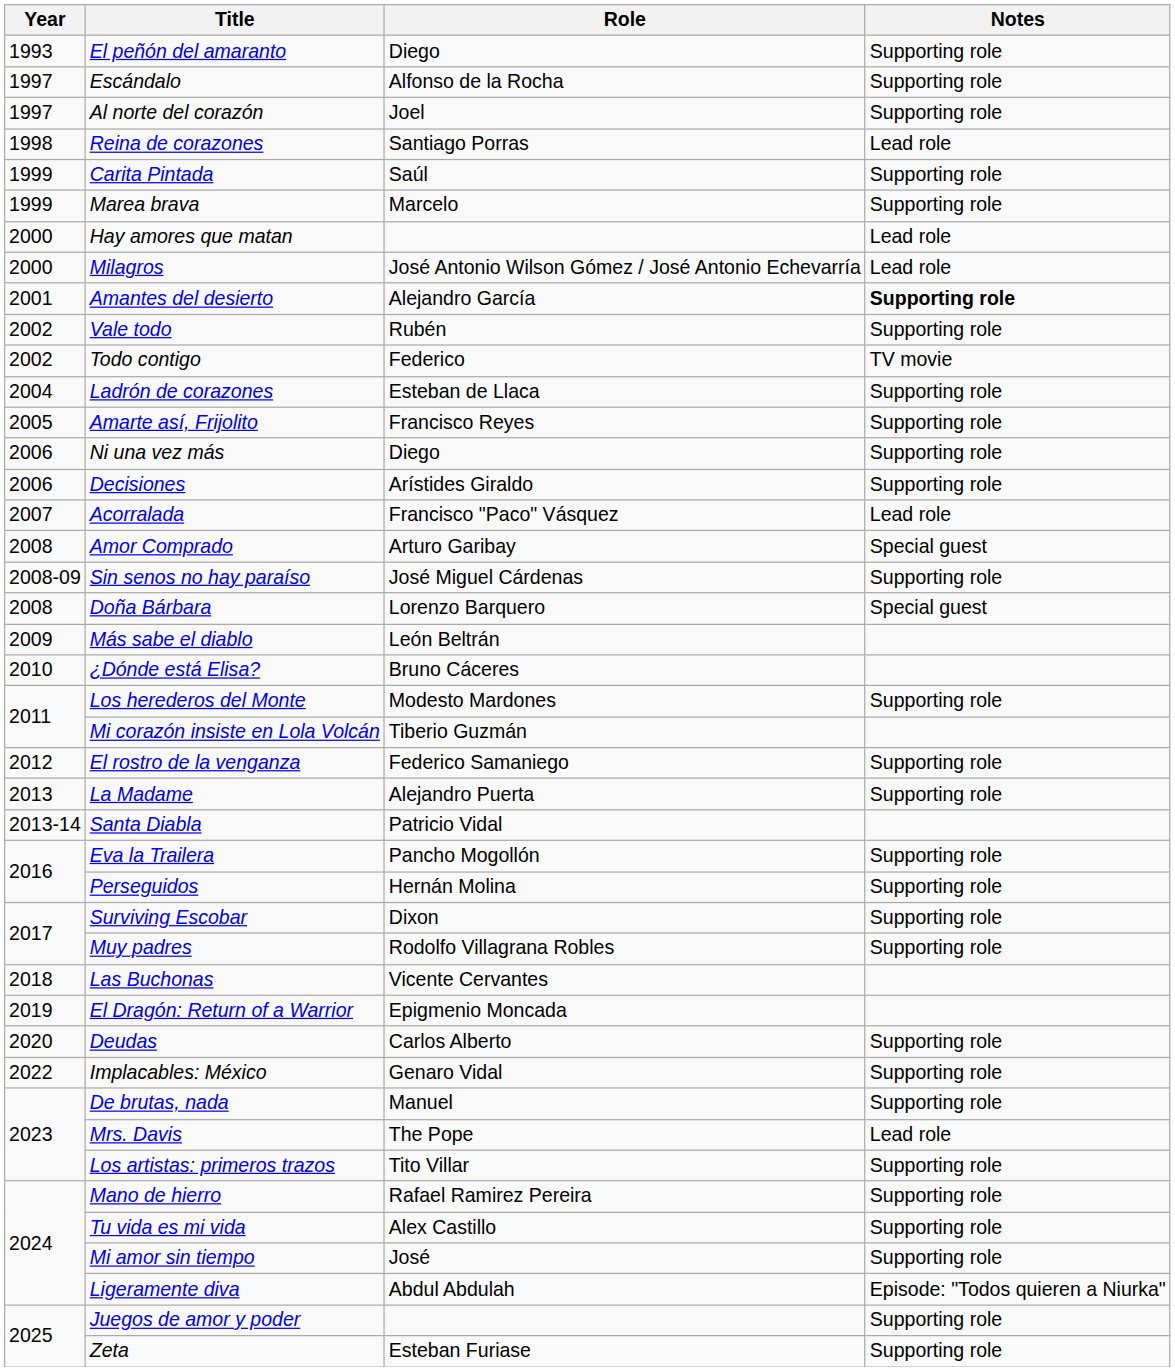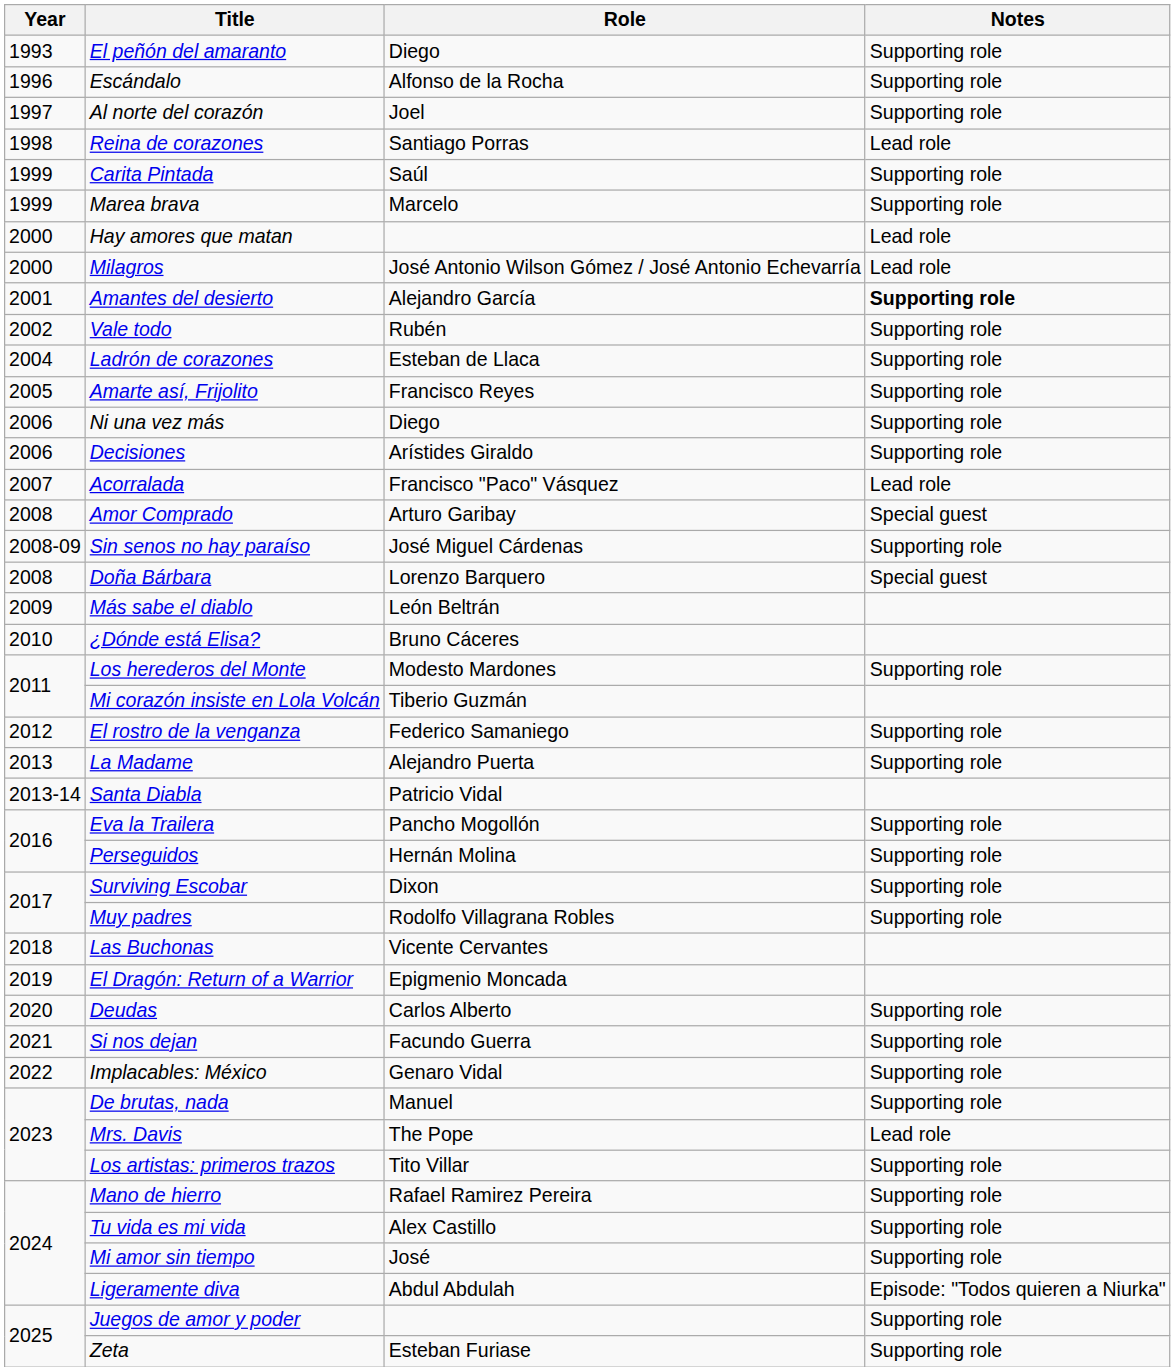(31, 81) 1997 -> (31, 81) 1996
- row: (145, 360)
+ row: (143, 1041)
